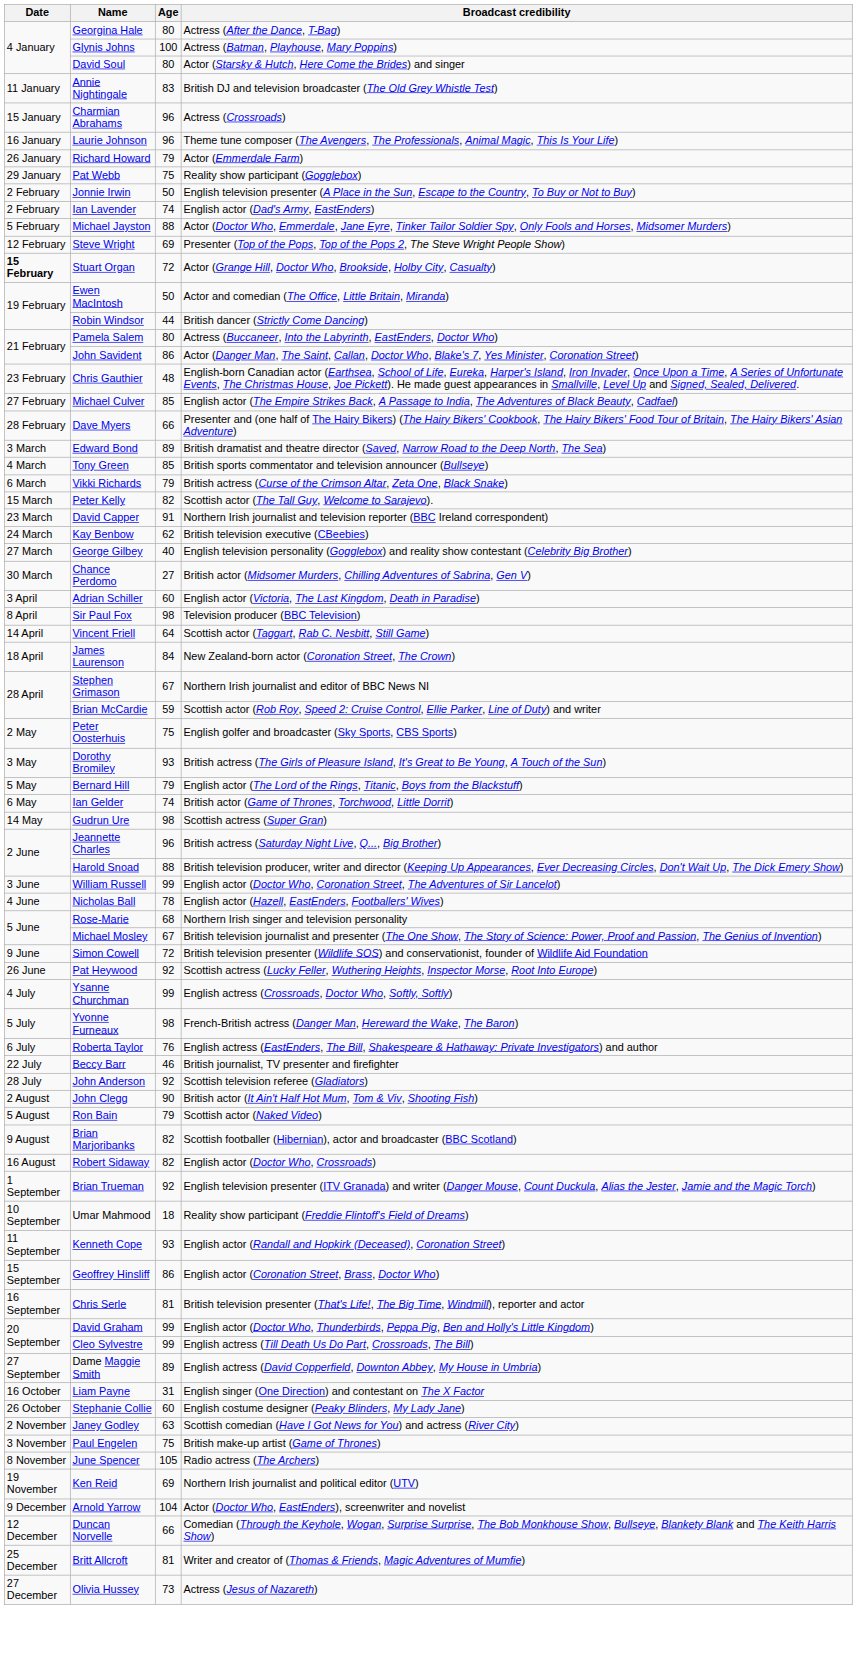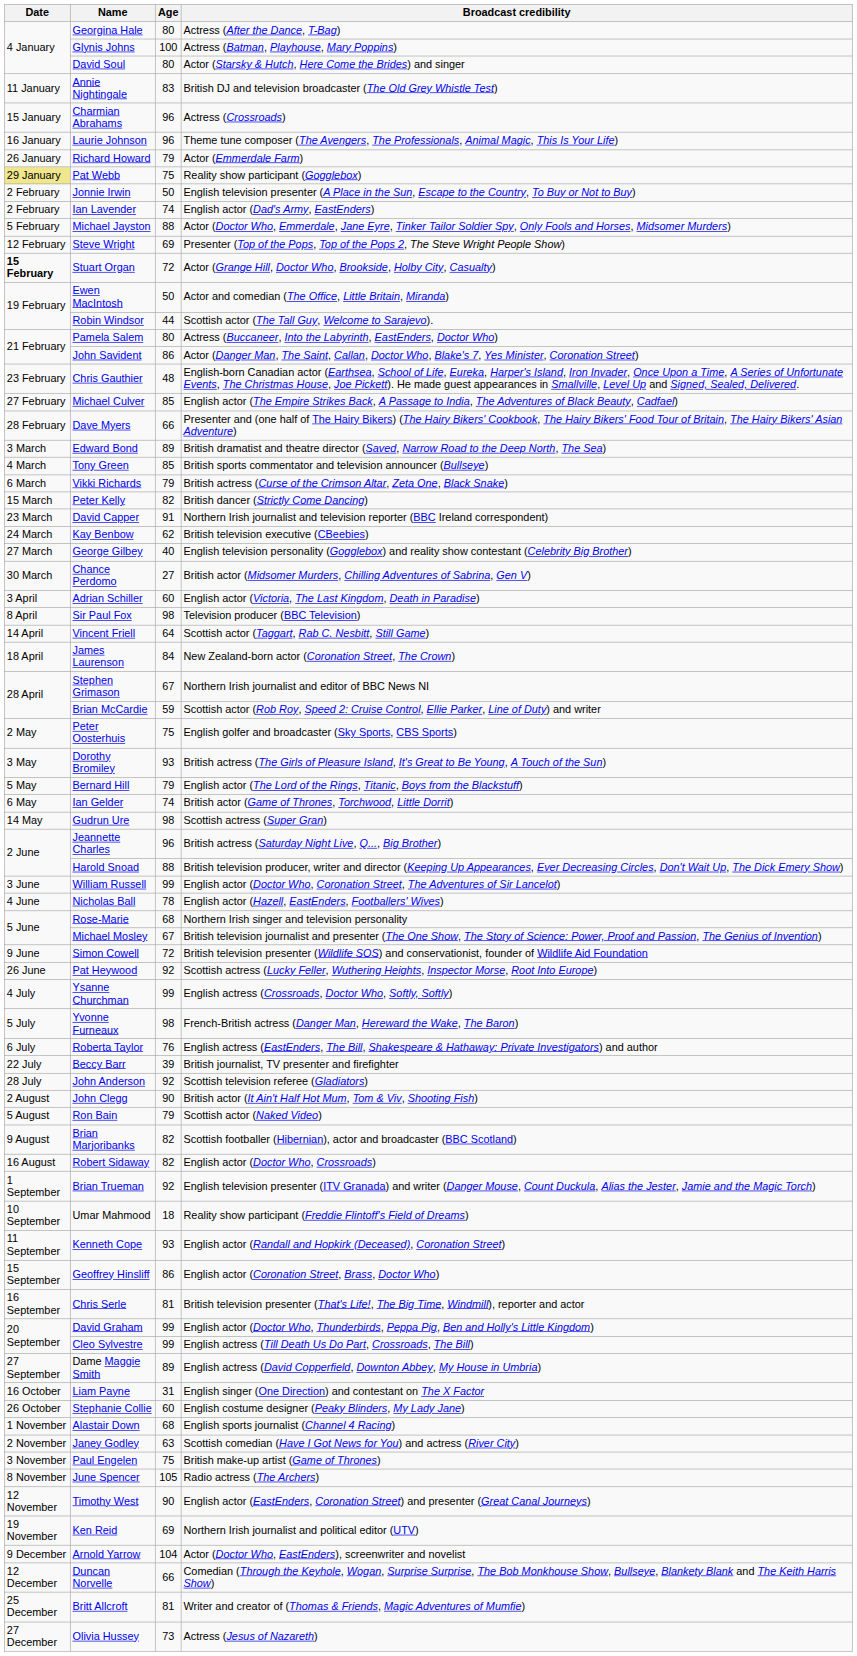(34, 175) no background -> (34, 175) khaki background
(276, 320) British dancer (Strictly Come Dancing) -> (308, 320) Scottish actor (The Tall Guy, Welcome to Sarajevo).
(308, 500) Scottish actor (The Tall Guy, Welcome to Sarajevo). -> (276, 500) British dancer (Strictly Come Dancing)
(168, 1064) 46 -> (168, 1064) 39
+ row: (106, 1426)
+ row: (105, 1501)
